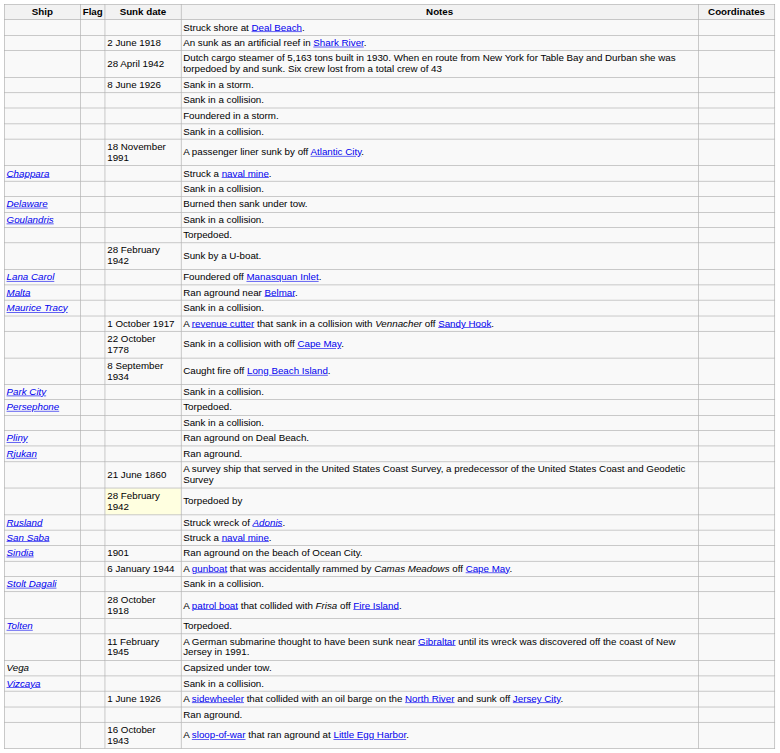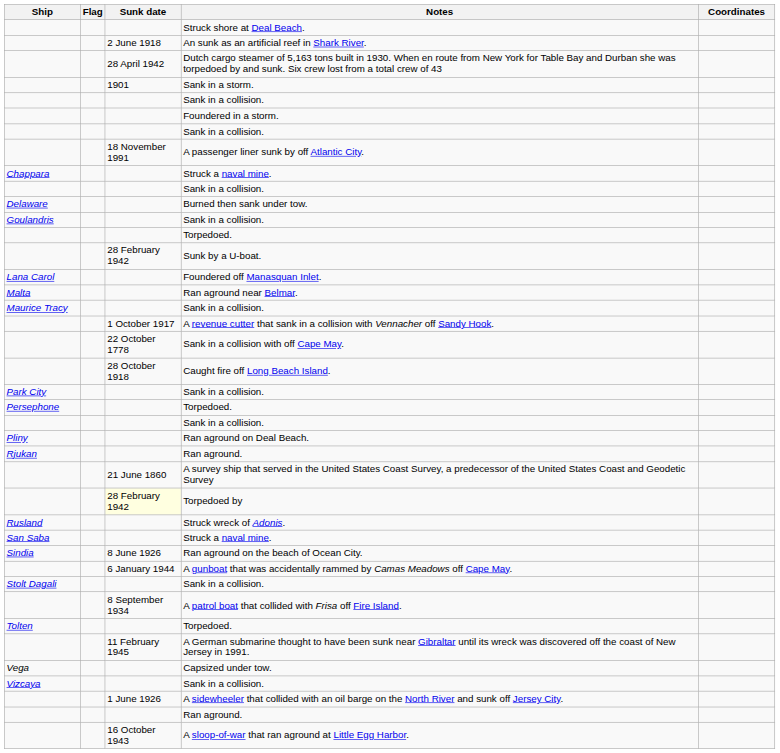(134, 85) 8 June 1926 -> (118, 85) 1901
(135, 371) 8 September 1934 -> (131, 371) 28 October 1918
(118, 553) 1901 -> (134, 553) 8 June 1926
(131, 605) 28 October 1918 -> (135, 605) 8 September 1934
